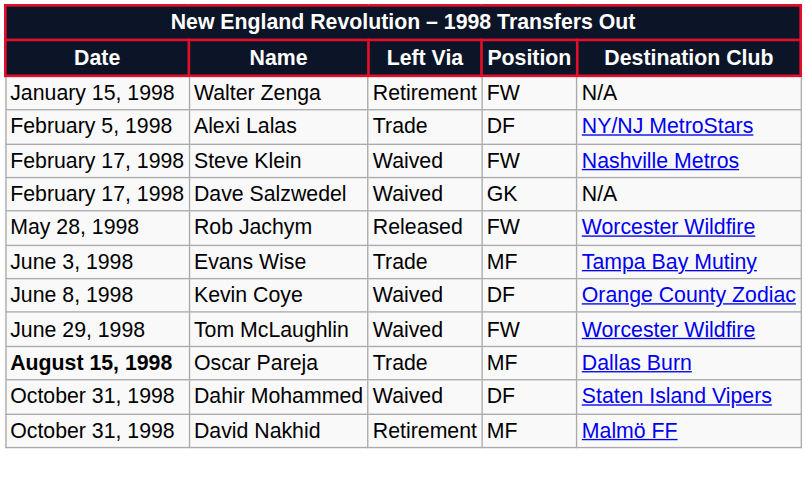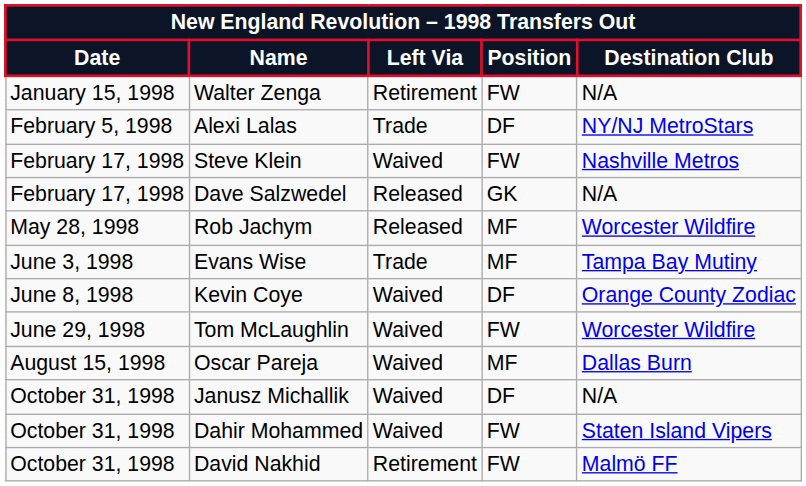(408, 194) Waived -> (418, 194) Released
(503, 227) FW -> (502, 227) MF
(91, 362) bold -> (88, 362) normal
(400, 362) Trade -> (408, 362) Waived
+ row: (271, 396)
(501, 396) DF -> (503, 430) FW
(502, 430) MF -> (503, 464) FW
